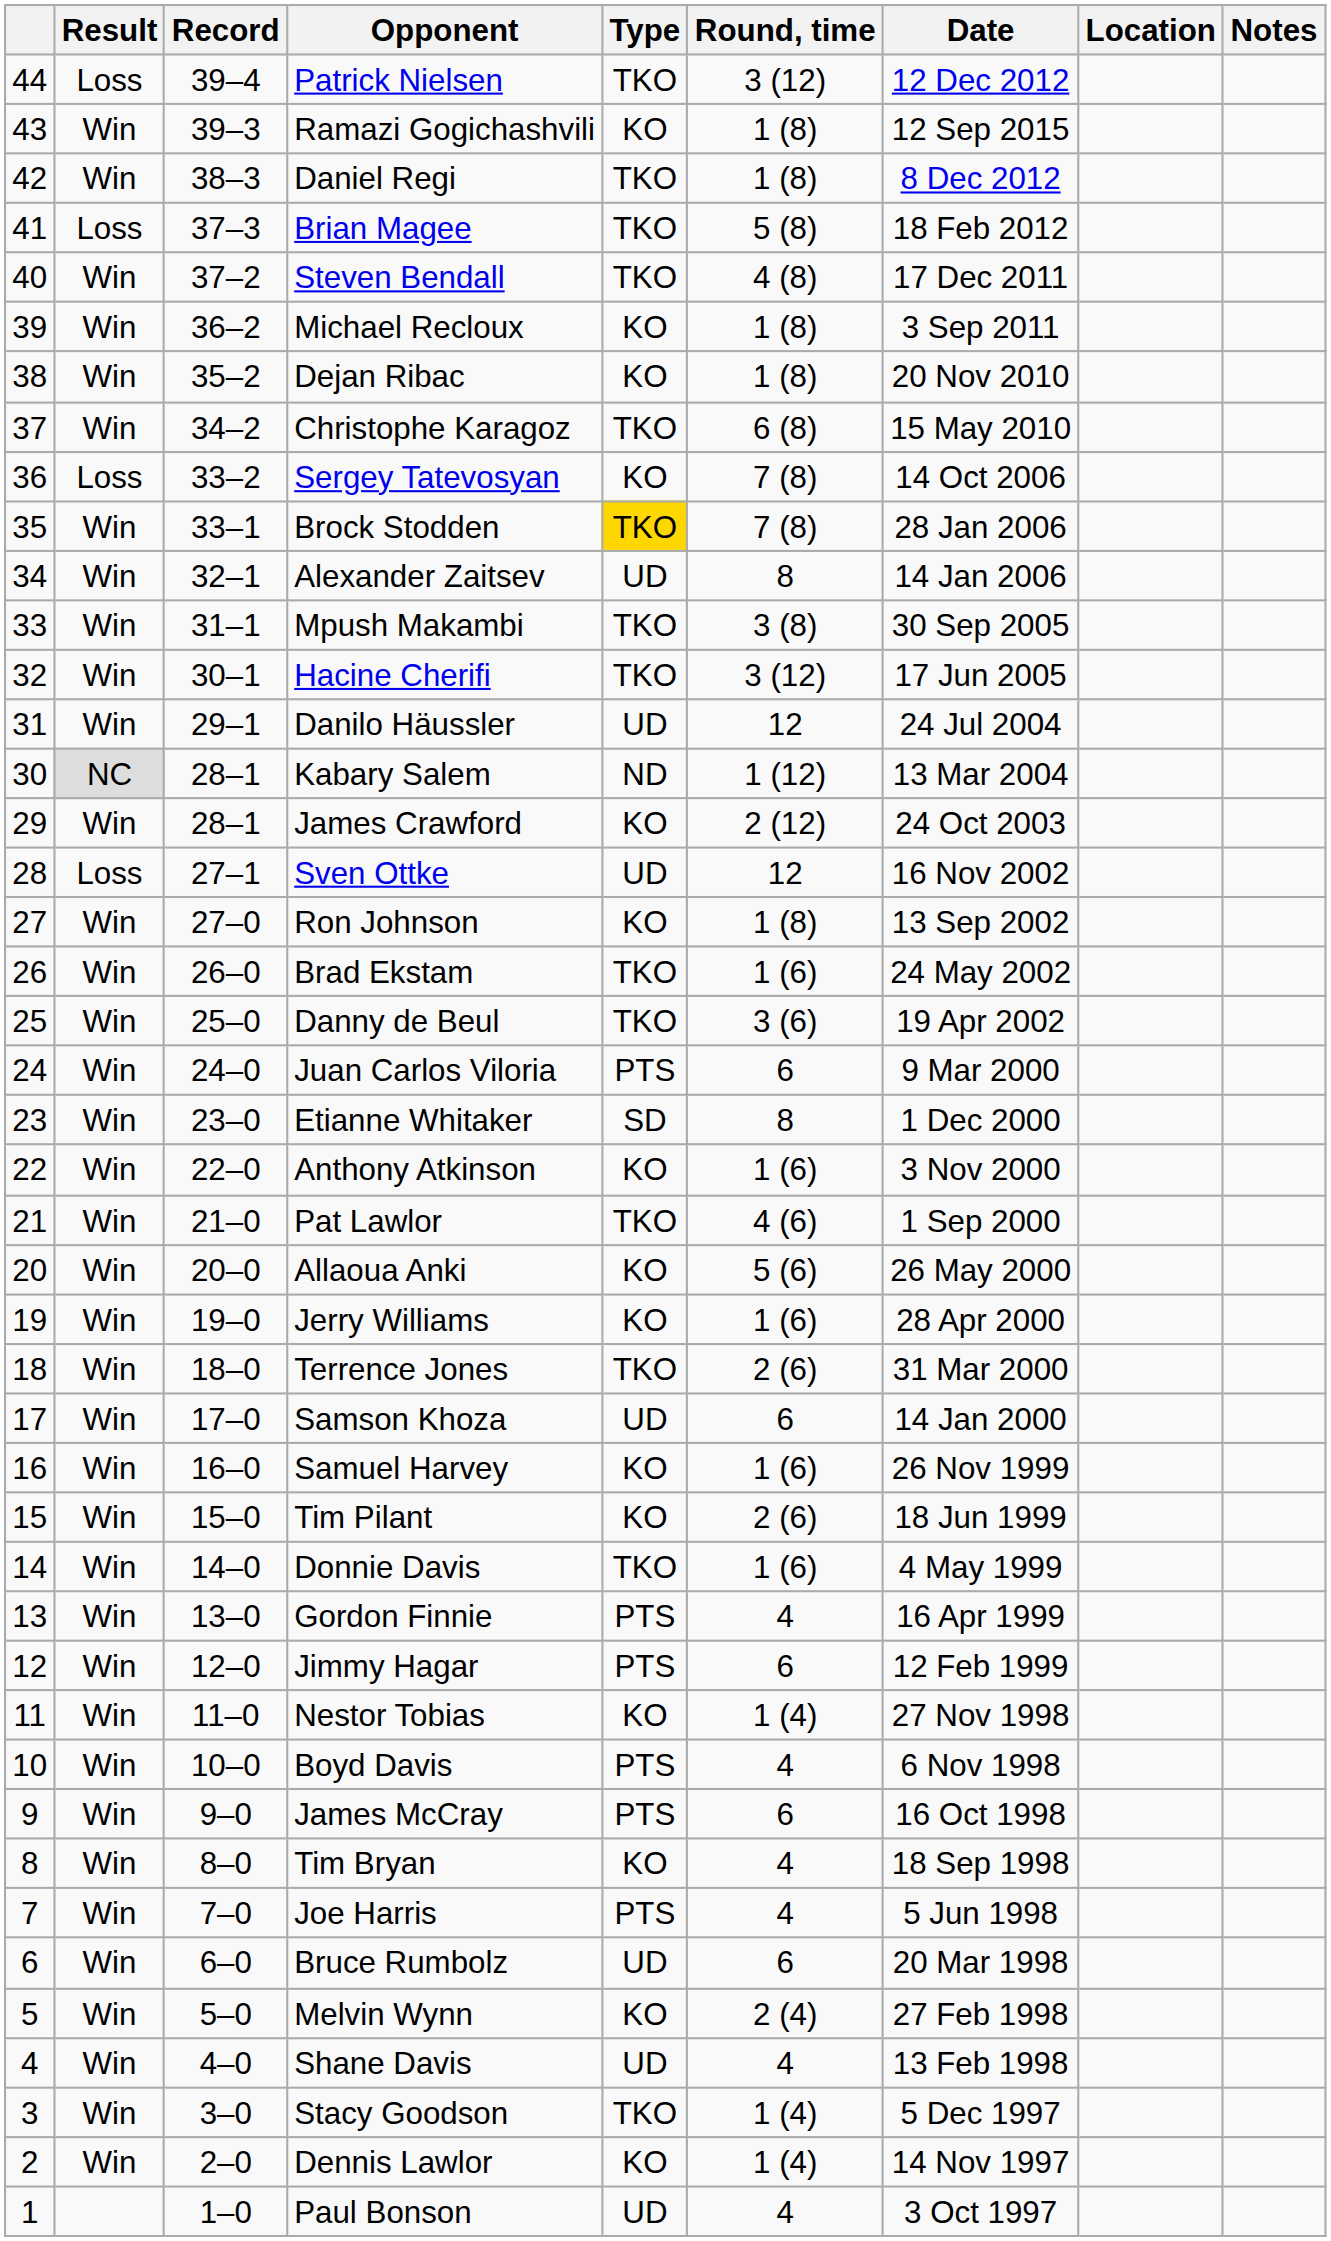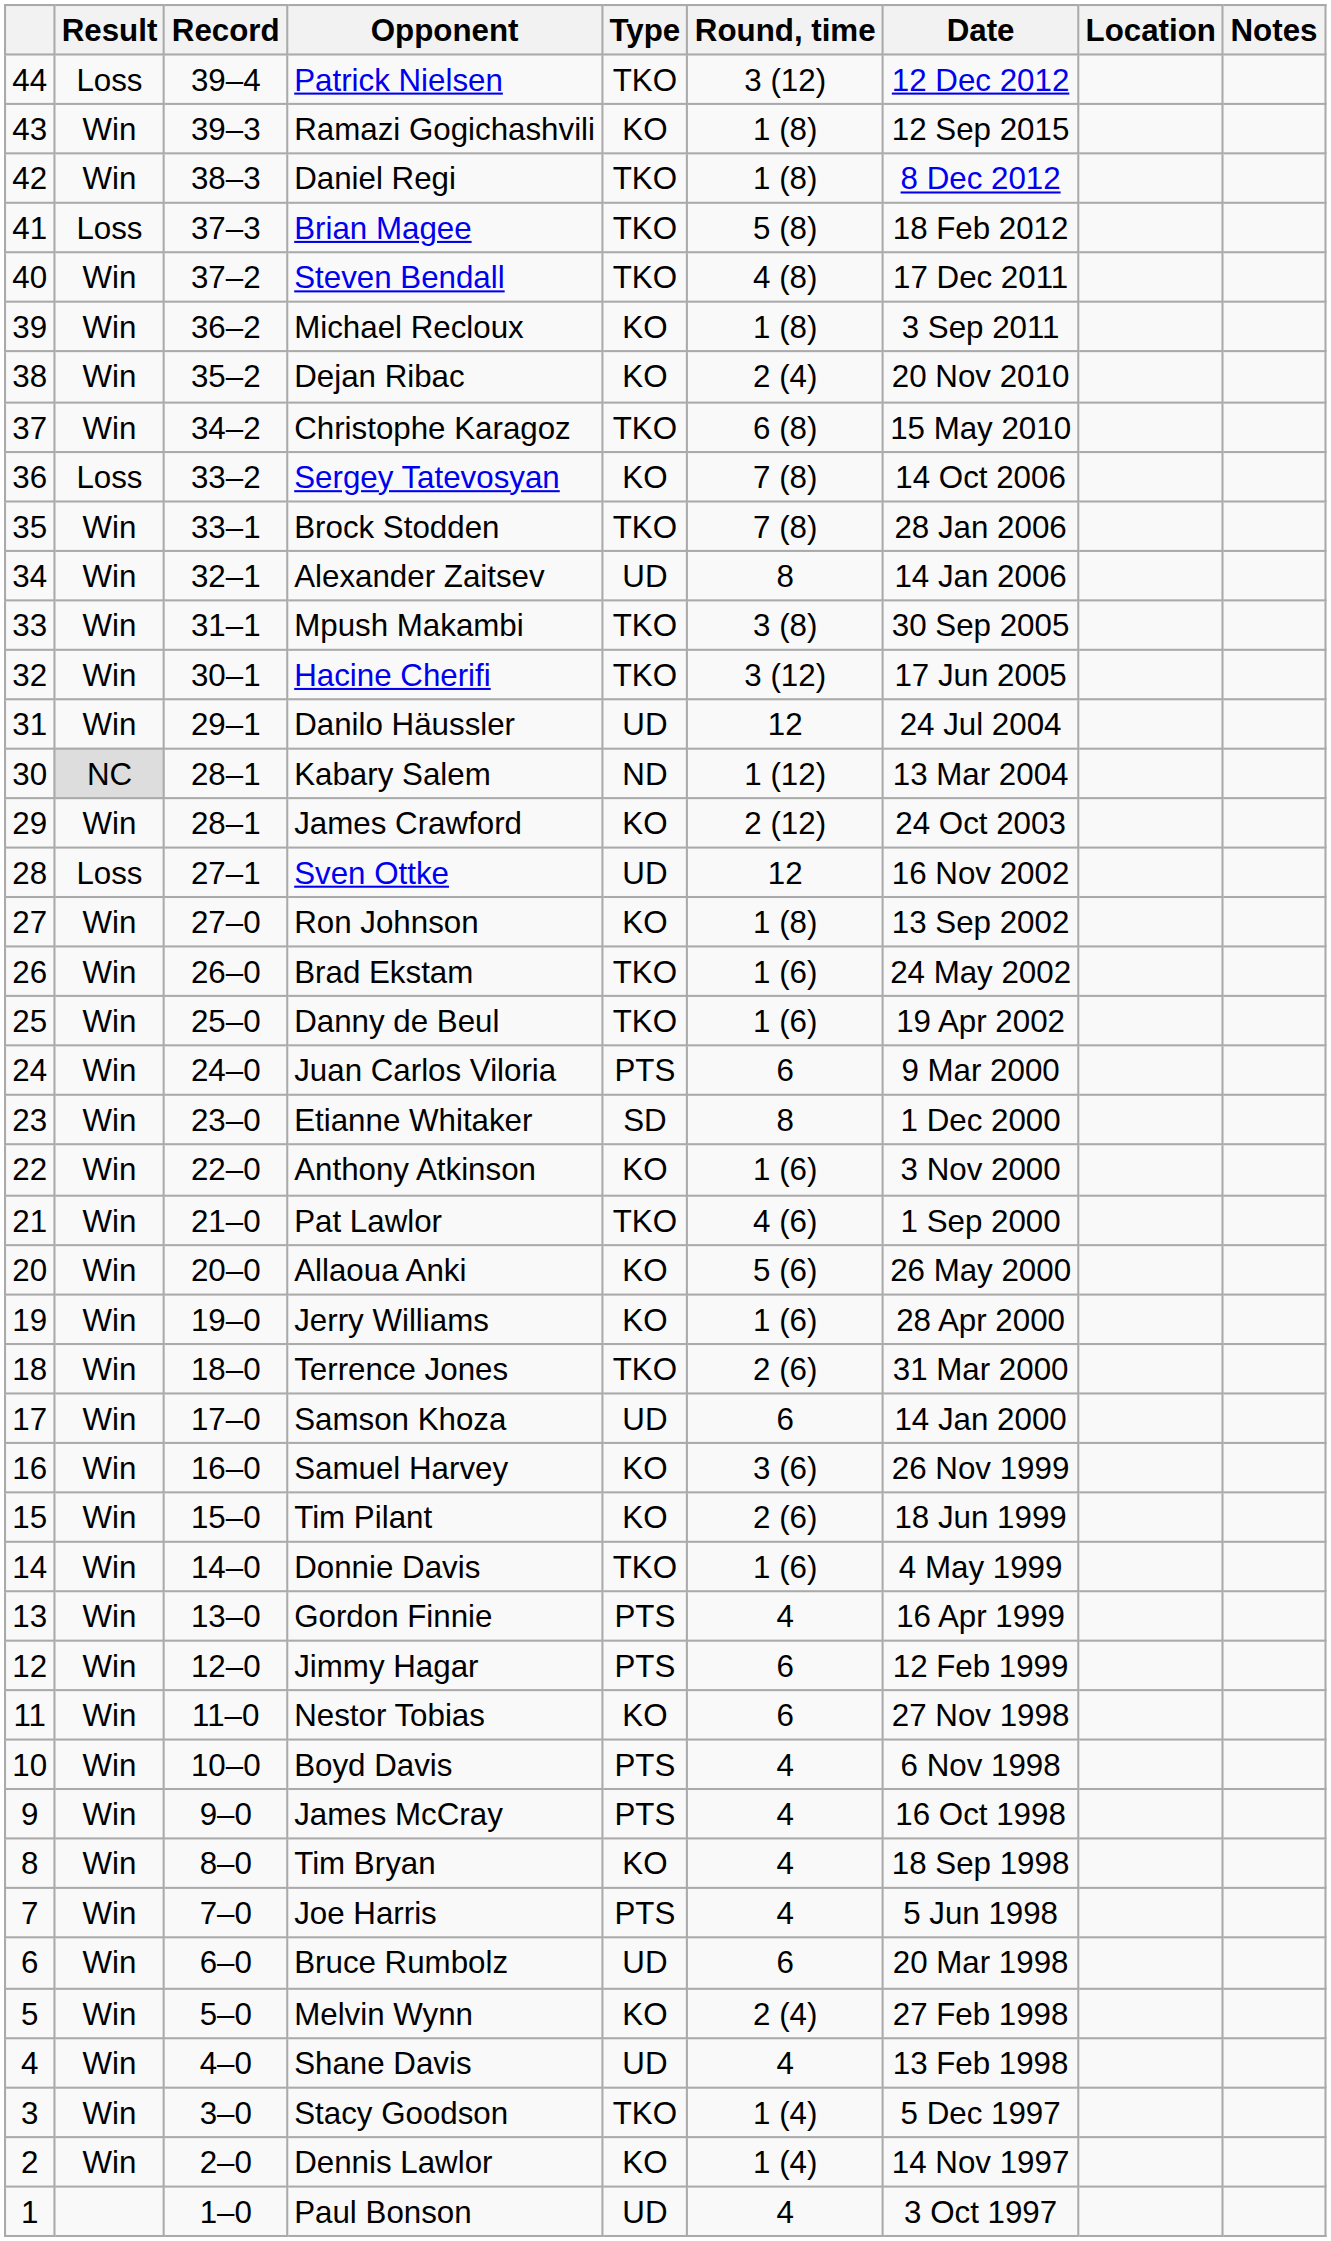(785, 377) 1 (8) -> (785, 377) 2 (4)
(645, 526) gold background -> (645, 526) no background
(785, 1021) 3 (6) -> (785, 1021) 1 (6)
(785, 1467) 1 (6) -> (785, 1467) 3 (6)
(785, 1715) 1 (4) -> (785, 1715) 6
(785, 1814) 6 -> (785, 1814) 4
